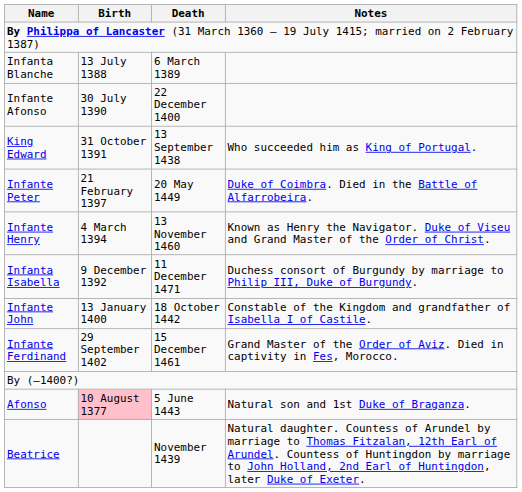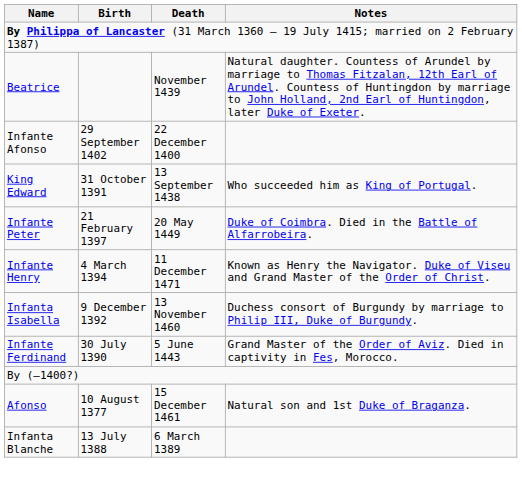rows swapped: (30, 68) <-> (33, 454)
(104, 105) 30 July 1390 -> (110, 142) 29 September 1402
(180, 234) 13 November 1460 -> (180, 271) 11 December 1471
(180, 277) 11 December 1471 -> (180, 314) 13 November 1460
- row: (30, 313)
(110, 350) 29 September 1402 -> (104, 351) 30 July 1390
(180, 350) 15 December 1461 -> (174, 351) 5 June 1443
(110, 404) pink background -> (110, 405) no background
(174, 404) 5 June 1443 -> (180, 405) 15 December 1461
